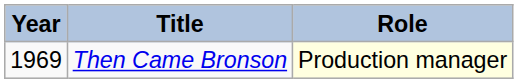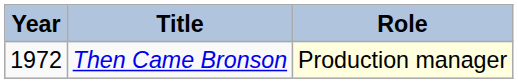(36, 60) 1969 -> (36, 60) 1972
